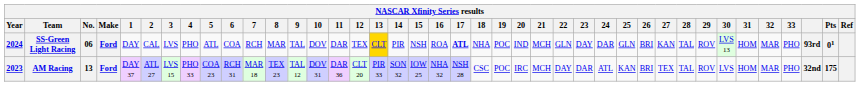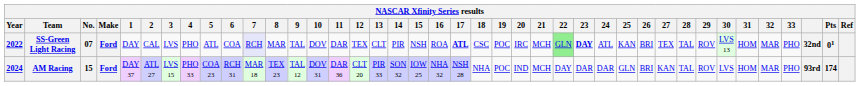(14, 44) 2024 -> (14, 44) 2022
(89, 44) 06 -> (89, 44) 07
(254, 44) no background -> (254, 44) lavender background
(379, 44) gold background -> (379, 44) no background
(481, 44) NHA -> (481, 44) CSC
(521, 44) IND -> (521, 44) IRC
(563, 44) no background -> (563, 44) lightgreen background
(584, 44) normal -> (584, 44) bold
(605, 44) DAR -> (605, 44) ATL
(627, 44) GLN -> (627, 44) KAN
(666, 44) KAN -> (666, 44) TEX
(812, 44) 93rd -> (812, 44) 32nd
(14, 69) 2023 -> (14, 69) 2024
(89, 69) 13 -> (89, 69) 15
(481, 69) CSC -> (481, 69) NHA
(521, 69) IRC -> (521, 69) IND
(605, 69) ATL -> (605, 69) DAR
(627, 69) KAN -> (627, 69) GLN
(666, 69) TEX -> (666, 69) KAN
(812, 69) 32nd -> (812, 69) 93rd
(831, 69) 175 -> (831, 69) 174
